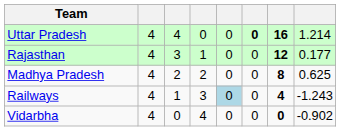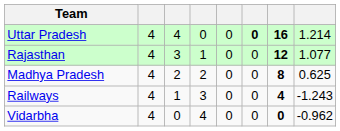(315, 55) 0.177 -> (315, 55) 1.077
(229, 95) lightblue background -> (229, 95) no background
(315, 116) -0.902 -> (315, 116) -0.962
